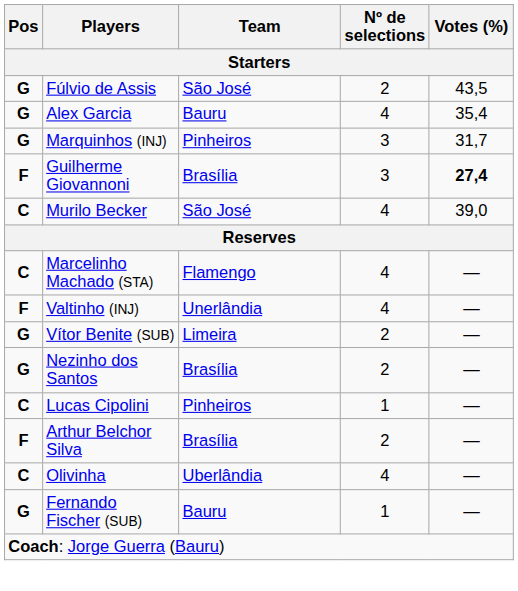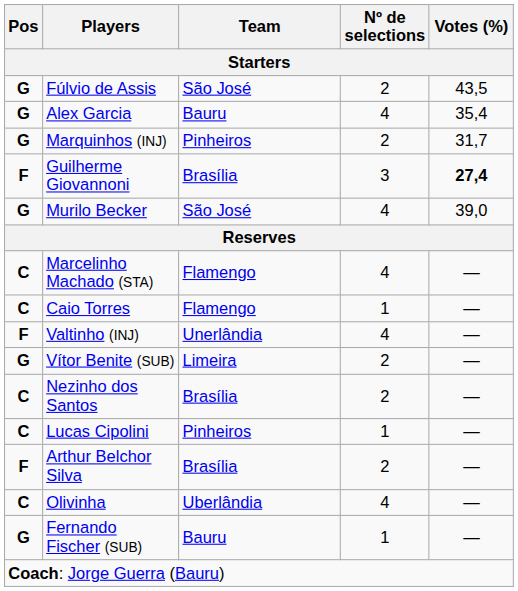(385, 140) 3 -> (385, 140) 2
(23, 211) C -> (23, 211) G
+ row: (88, 308)
(23, 369) G -> (23, 396) C
